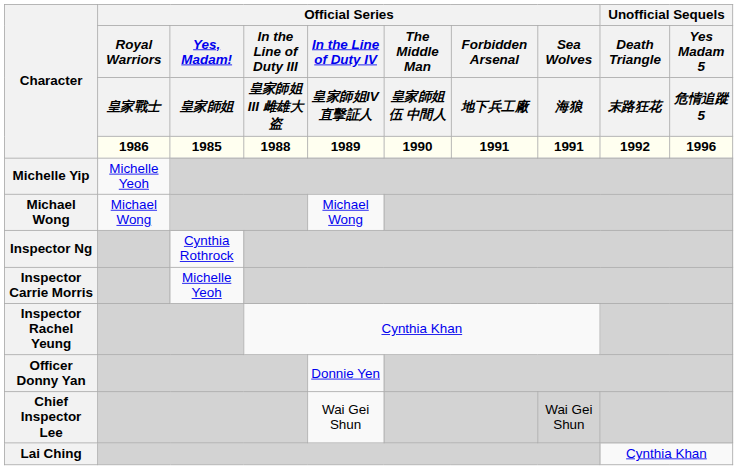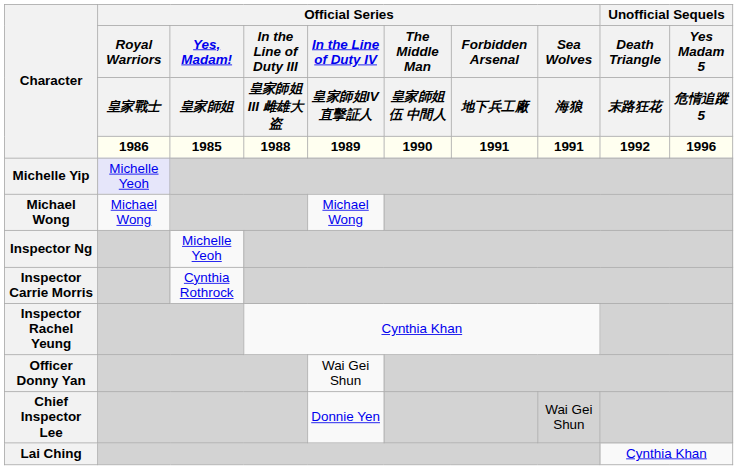(134, 176) no background -> (134, 176) lavender background
(207, 248) Cynthia Rothrock -> (207, 248) Michelle Yeoh
(207, 285) Michelle Yeoh -> (207, 285) Cynthia Rothrock
(346, 373) Donnie Yen -> (346, 373) Wai Gei Shun
(346, 417) Wai Gei Shun -> (346, 417) Donnie Yen
